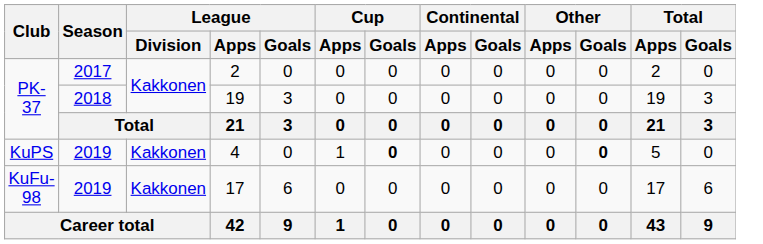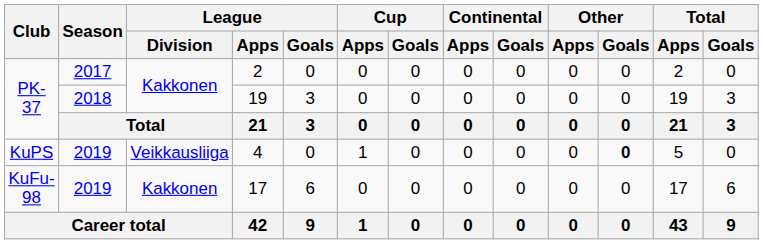(168, 152) Kakkonen -> (180, 152) Veikkausliiga
(393, 152) bold -> (415, 152) normal
